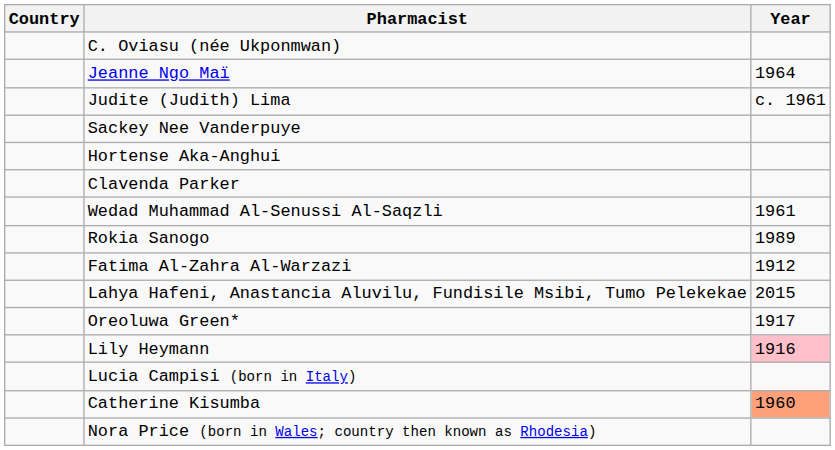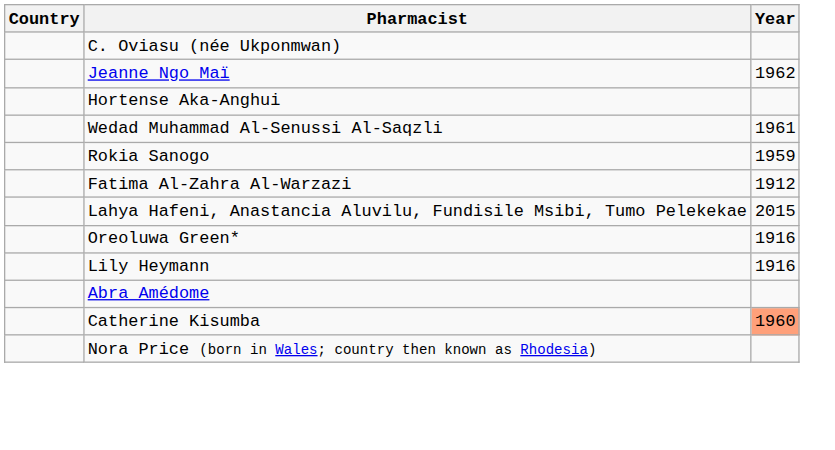(775, 74) 1964 -> (775, 74) 1962
- row: (189, 101)
- row: (194, 129)
- row: (164, 184)
(775, 239) 1989 -> (775, 156) 1959
(775, 321) 1917 -> (775, 239) 1916
(775, 349) pink background -> (775, 266) no background
+ row: (149, 294)
- row: (222, 376)
